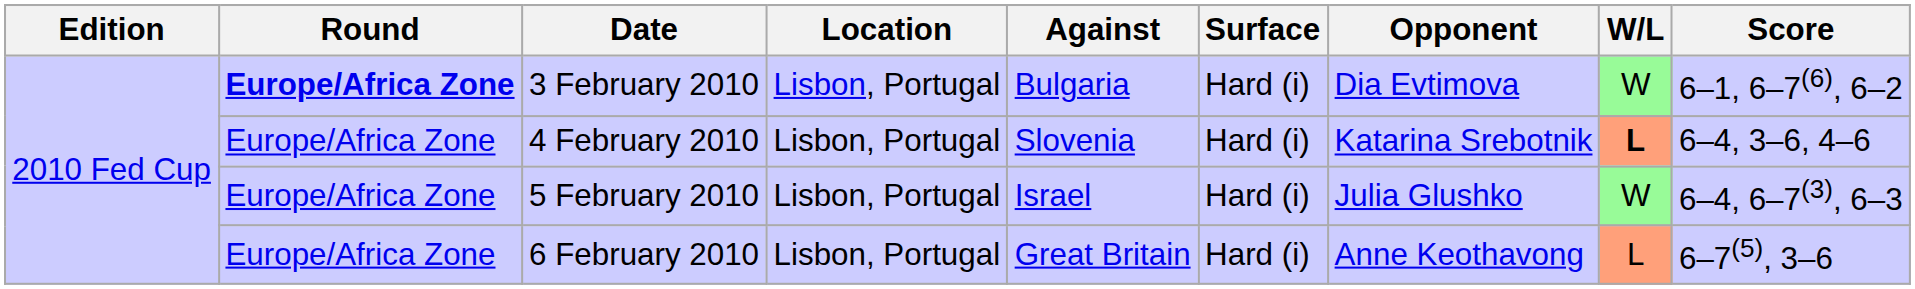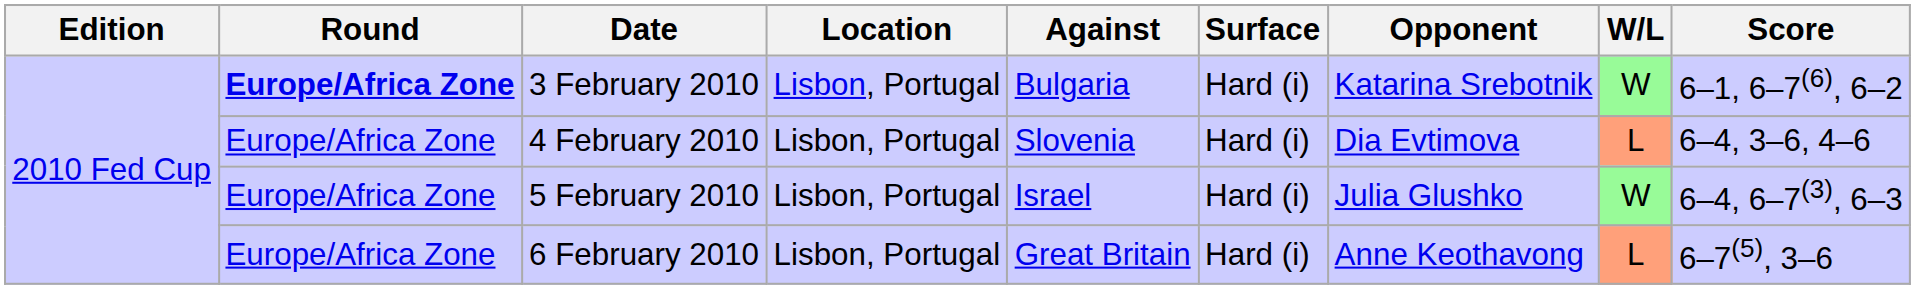(1427, 84) Dia Evtimova -> (1464, 84) Katarina Srebotnik
(1464, 139) Katarina Srebotnik -> (1427, 139) Dia Evtimova
(1636, 139) bold -> (1636, 139) normal
